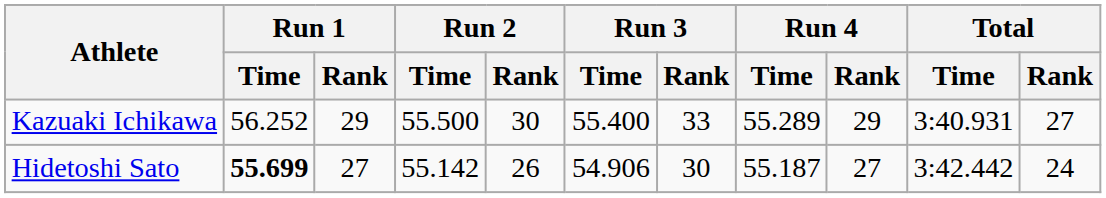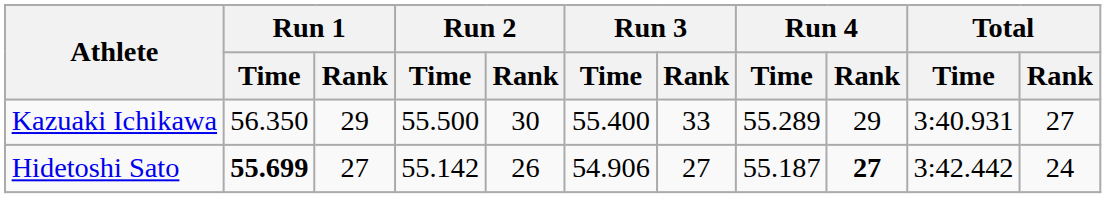(269, 121) 56.252 -> (269, 121) 56.350
(696, 168) 30 -> (696, 168) 27
(867, 168) normal -> (867, 168) bold
